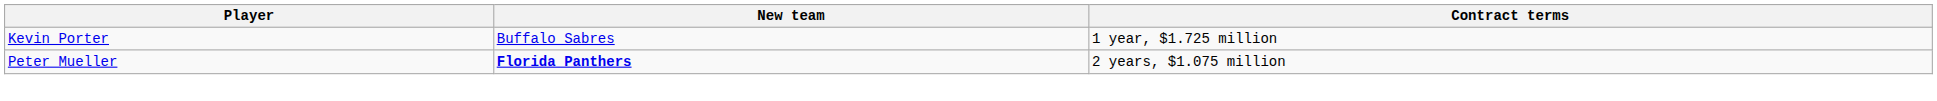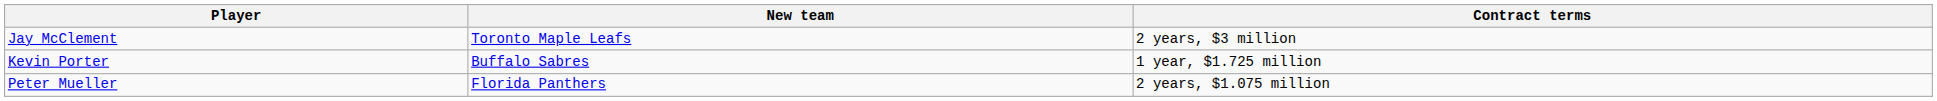+ row: (63, 39)
(564, 62) bold -> (539, 85) normal
